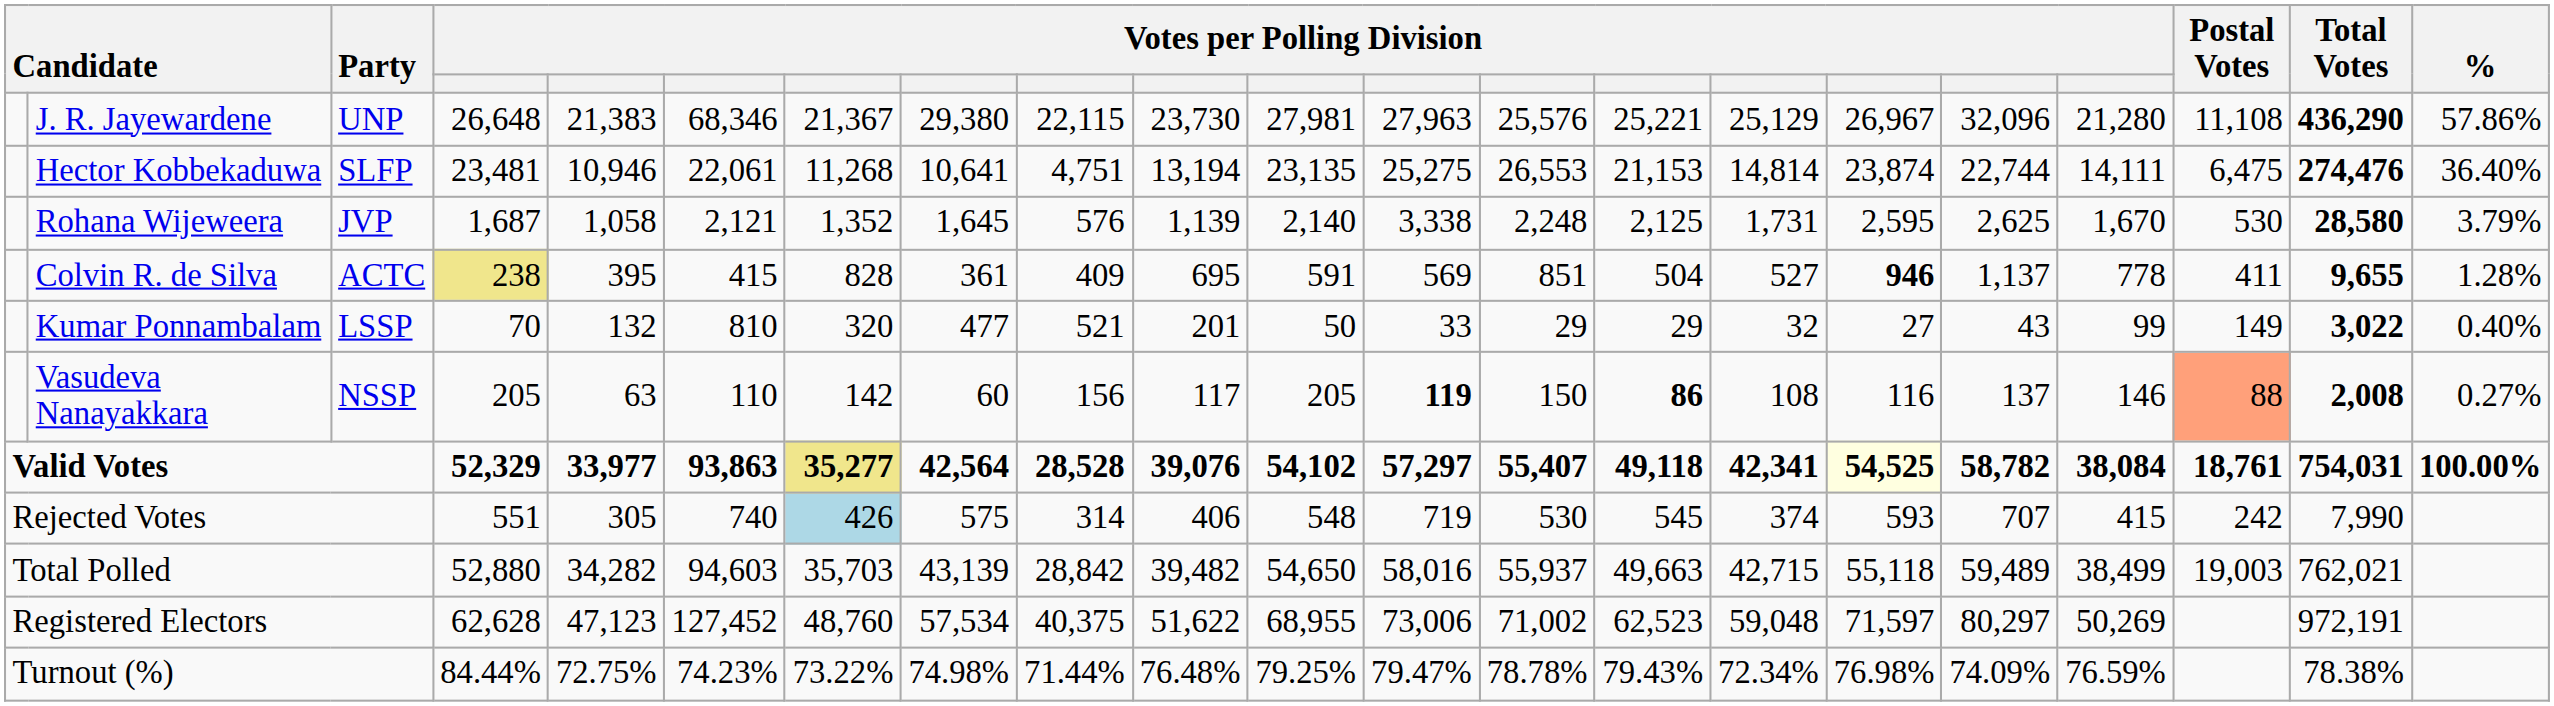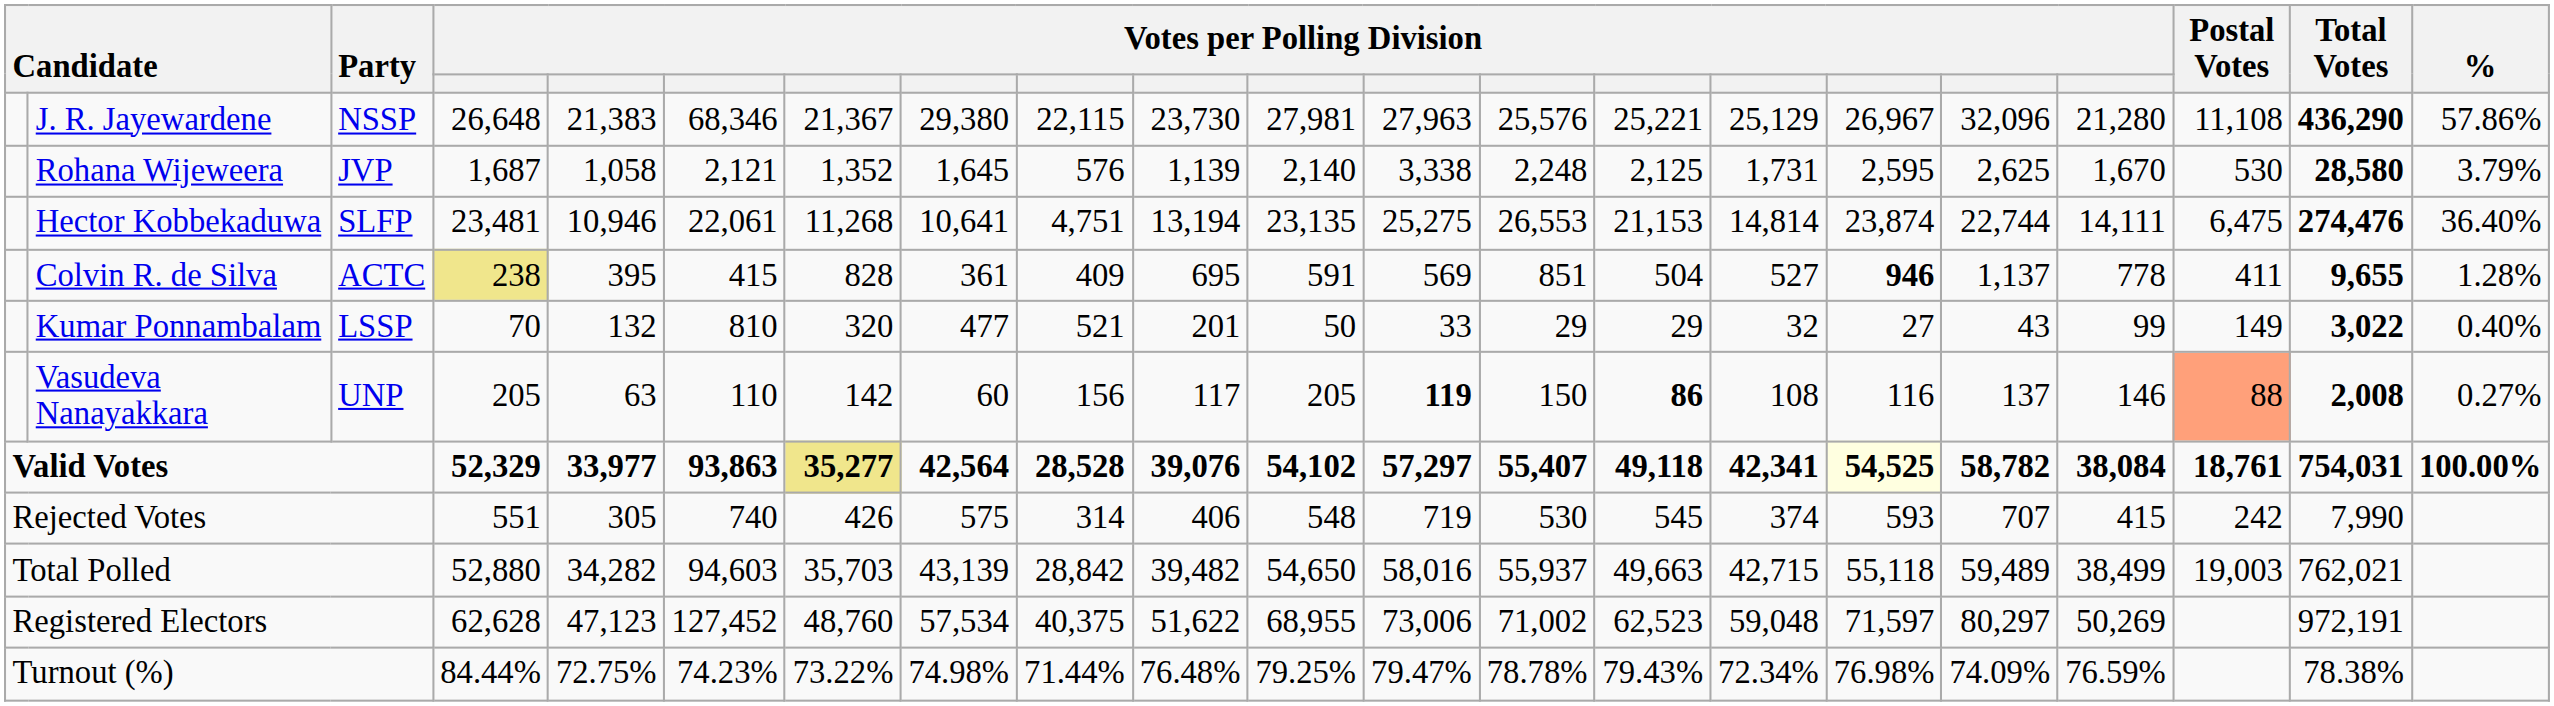(371, 118) UNP -> (377, 118) NSSP
rows swapped: (178, 170) <-> (159, 222)
(377, 396) NSSP -> (371, 396) UNP
(869, 517) lightblue background -> (869, 517) no background
